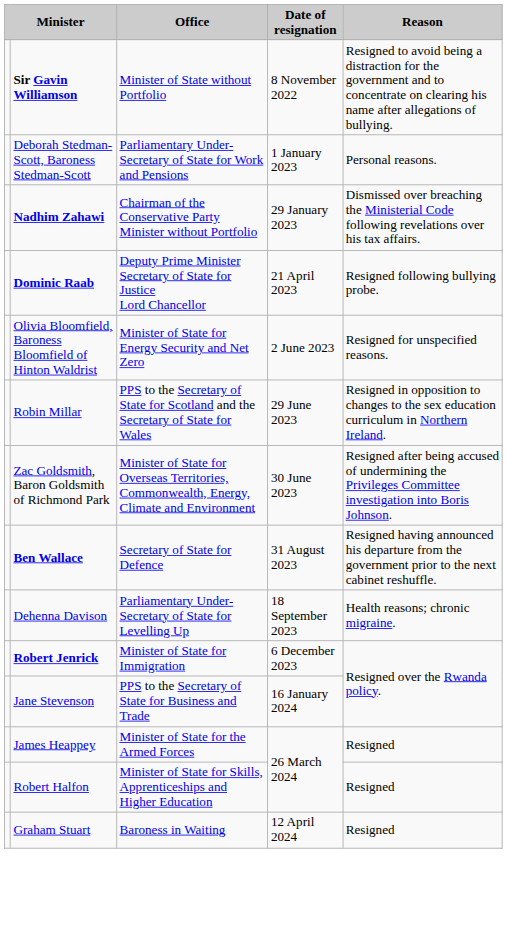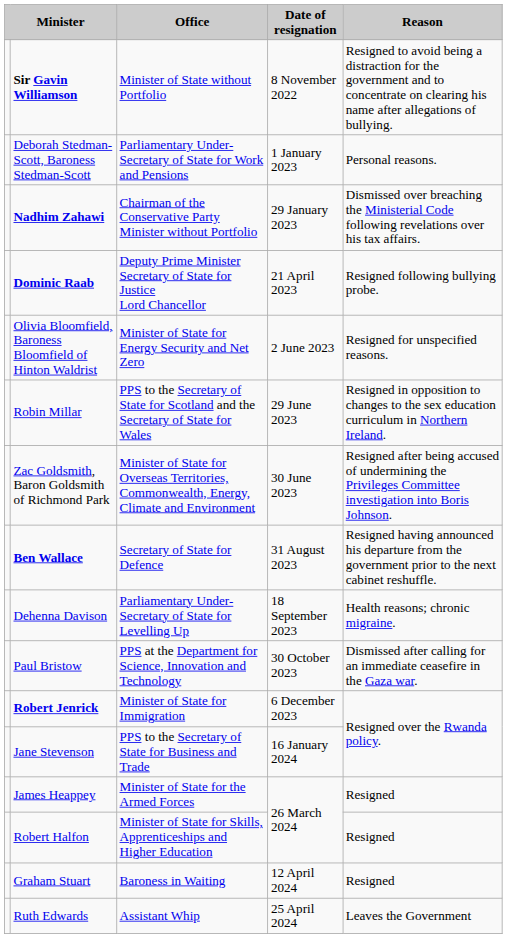+ row: (48, 665)
+ row: (51, 916)
